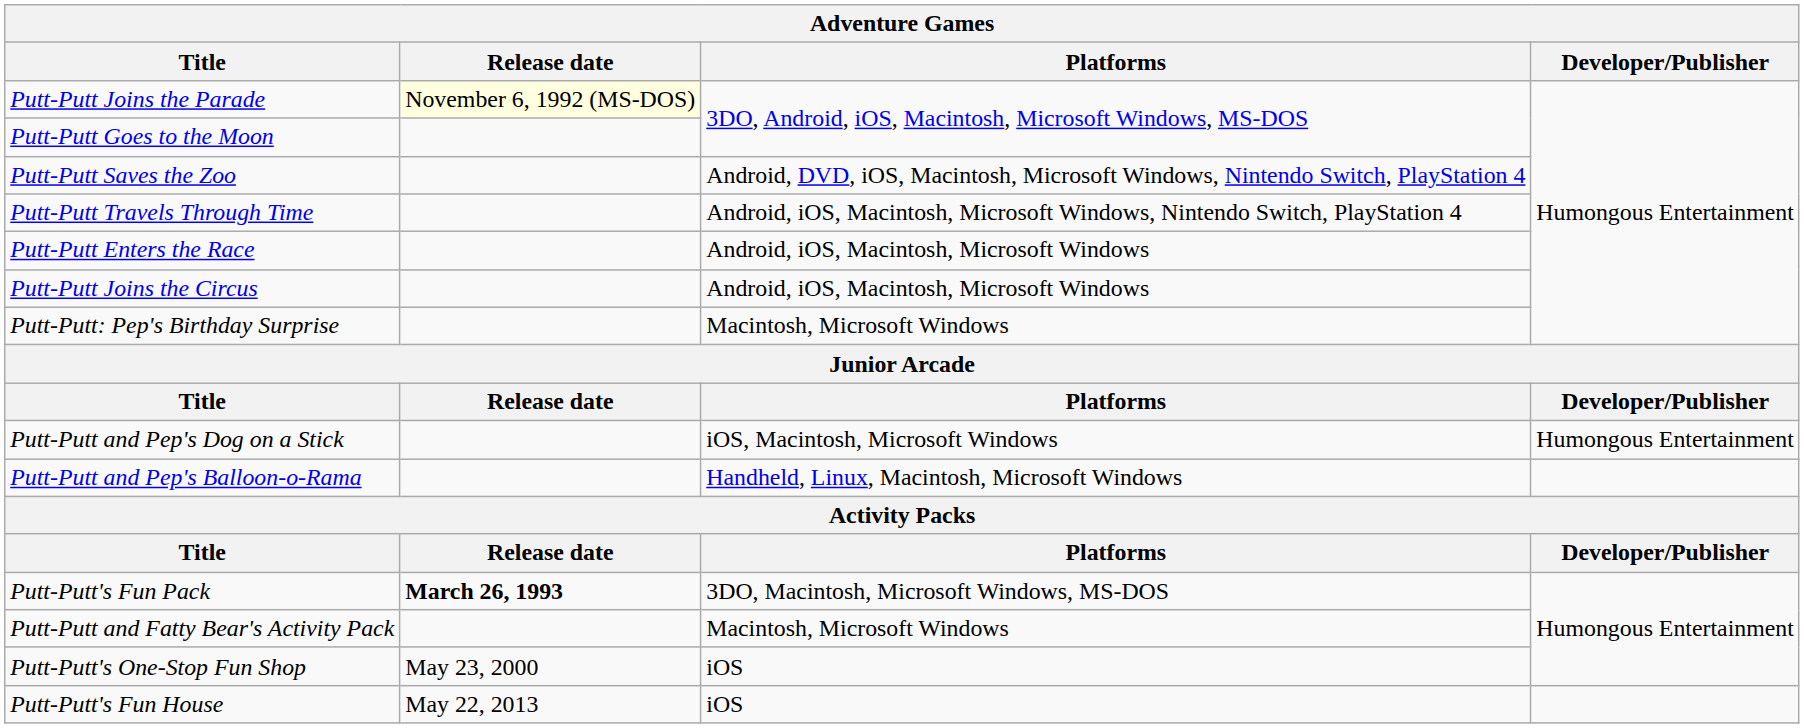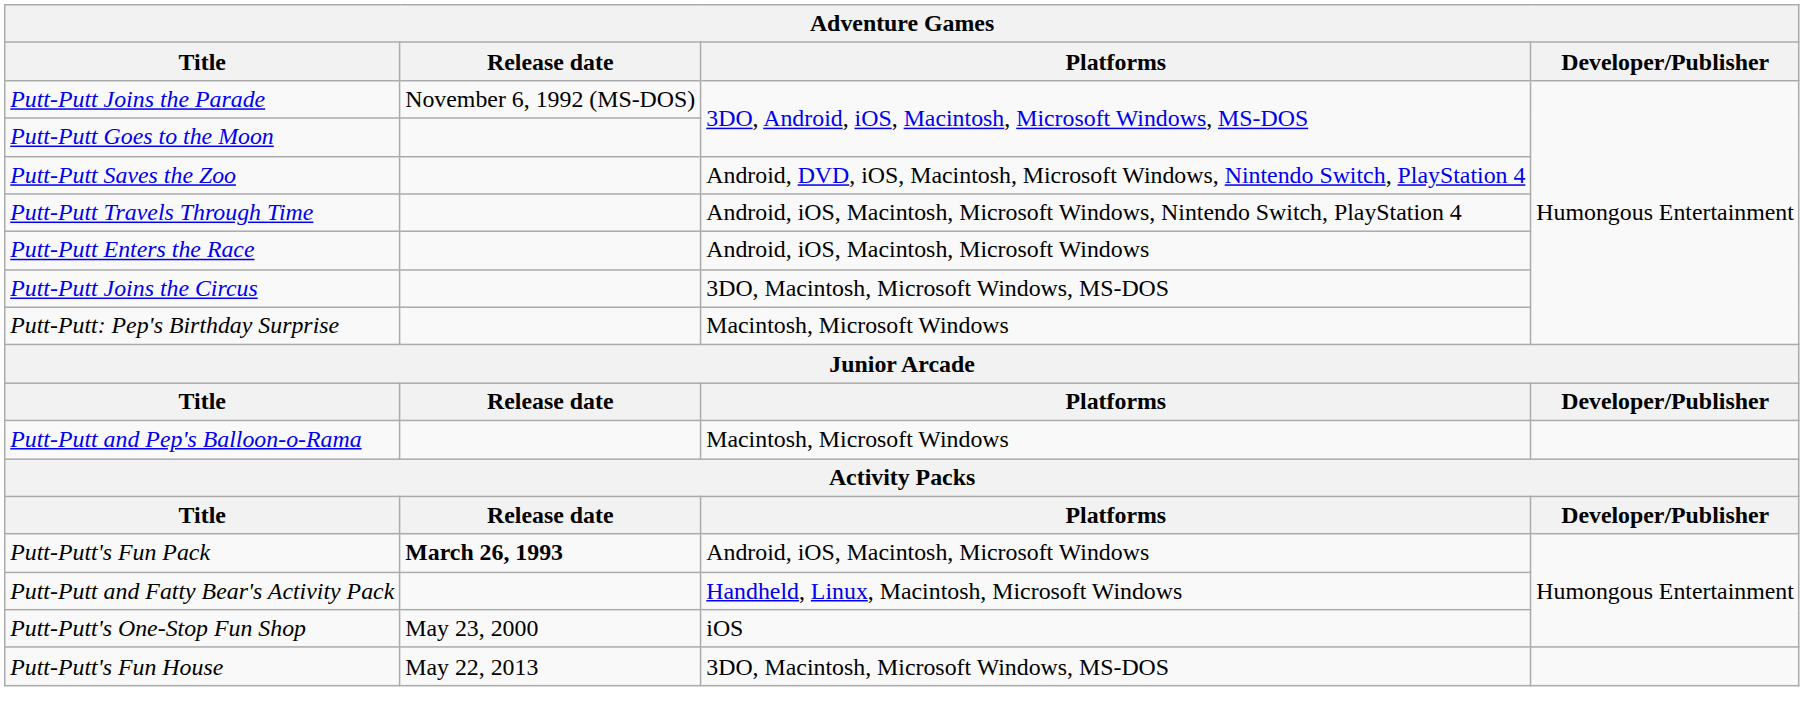(550, 99) lightyellow background -> (550, 99) no background
(928, 288) Android, iOS, Macintosh, Microsoft Windows -> (938, 288) 3DO, Macintosh, Microsoft Windows, MS-DOS
- row: (177, 439)
(944, 477) Handheld, Linux, Macintosh, Microsoft Windows -> (858, 439) Macintosh, Microsoft Windows
(938, 590) 3DO, Macintosh, Microsoft Windows, MS-DOS -> (928, 552) Android, iOS, Macintosh, Microsoft Windows
(858, 628) Macintosh, Microsoft Windows -> (944, 590) Handheld, Linux, Macintosh, Microsoft Windows
(725, 703) iOS -> (938, 666) 3DO, Macintosh, Microsoft Windows, MS-DOS
